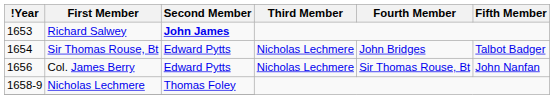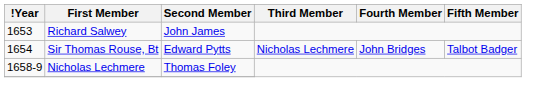(197, 31) bold -> (194, 31) normal
- row: (91, 67)
